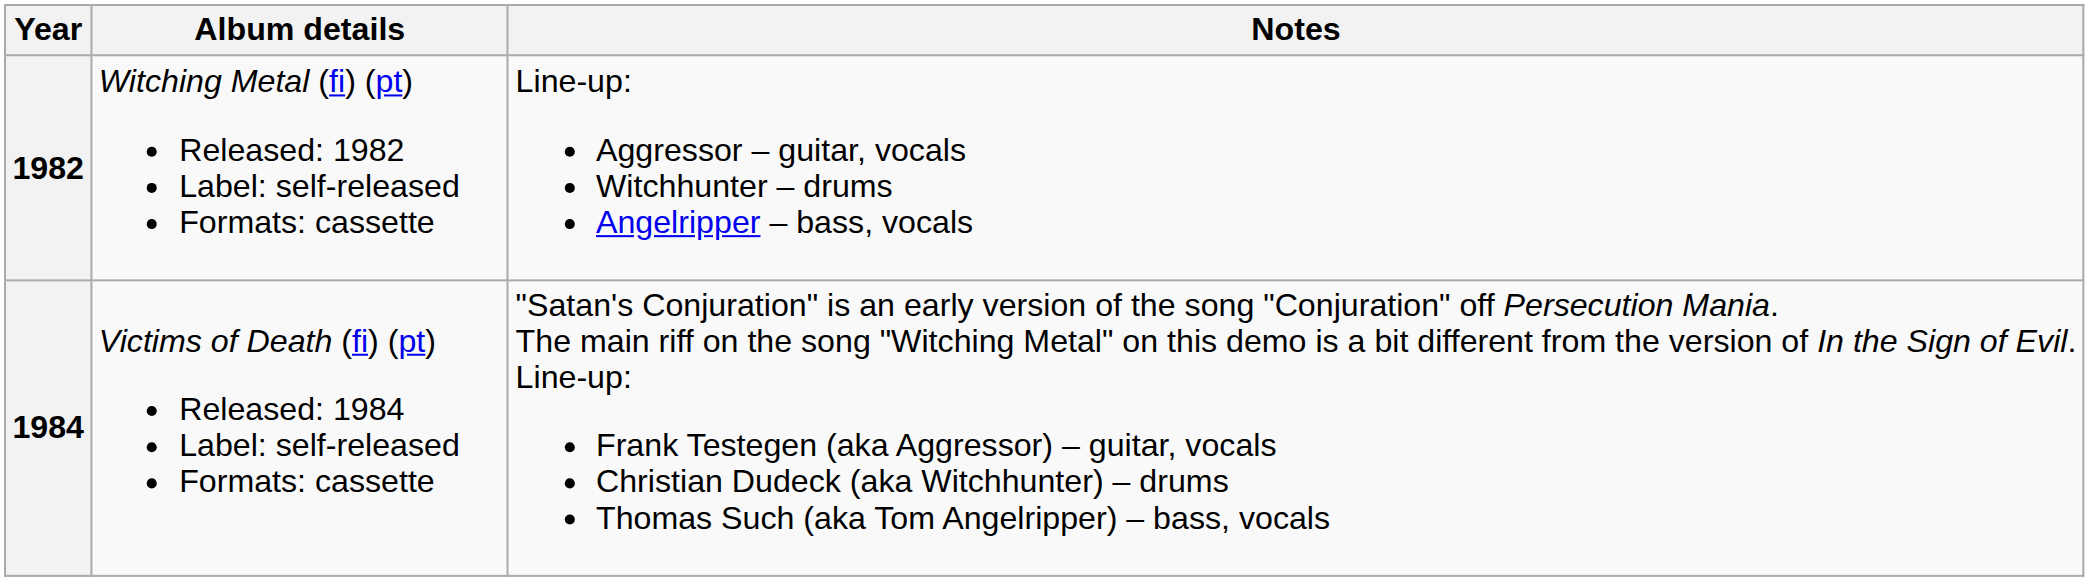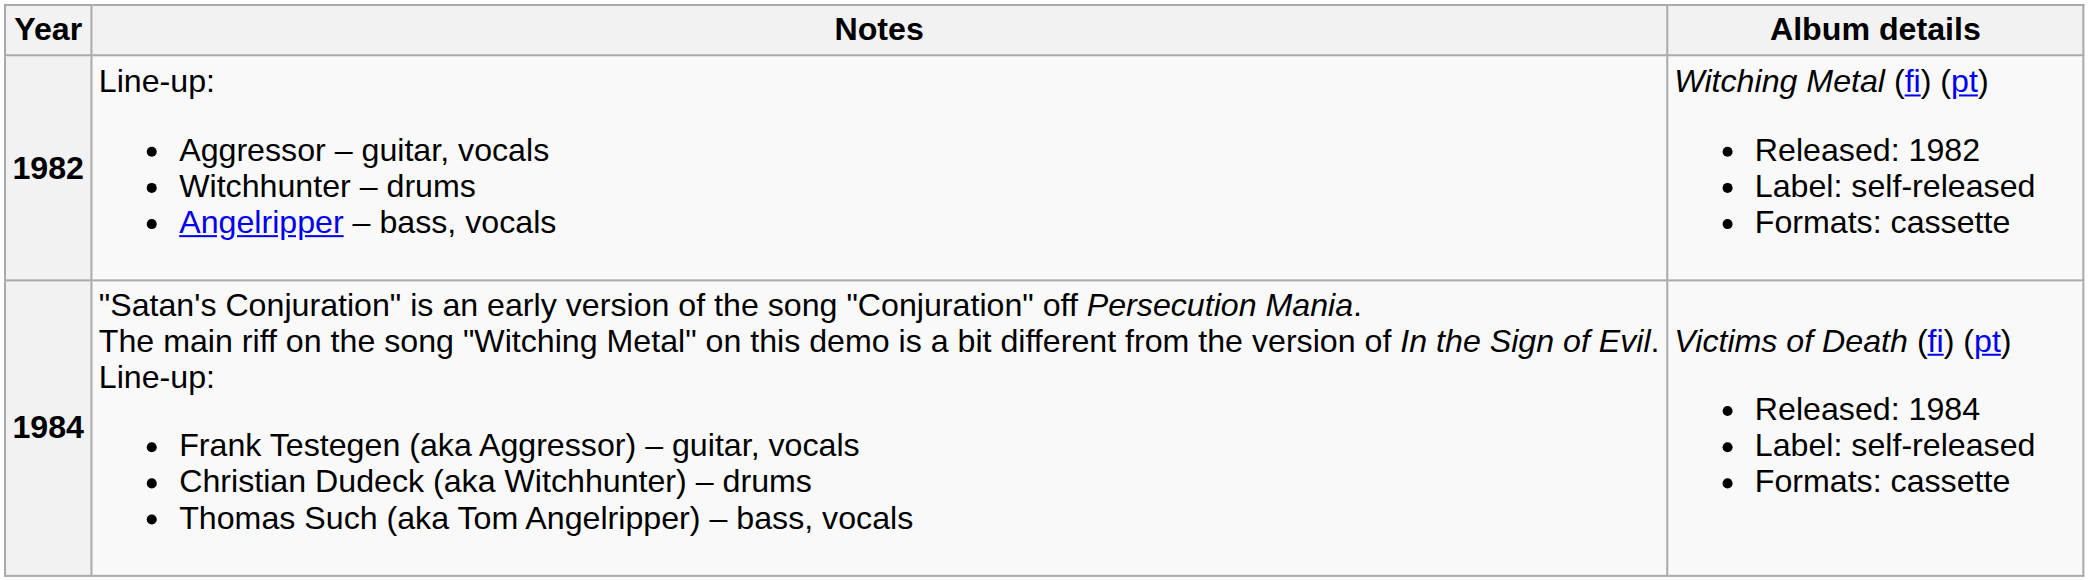columns swapped: (300, 30) <-> (1296, 30)
